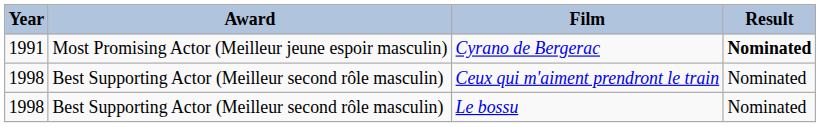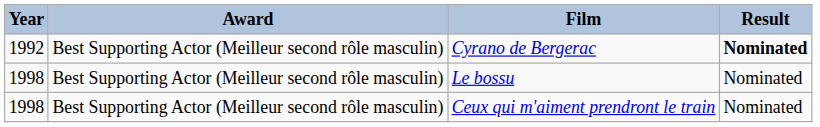(26, 48) 1991 -> (26, 48) 1992
(250, 48) Most Promising Actor (Meilleur jeune espoir masculin) -> (248, 48) Best Supporting Actor (Meilleur second rôle masculin)
rows swapped: (487, 107) <-> (587, 77)
